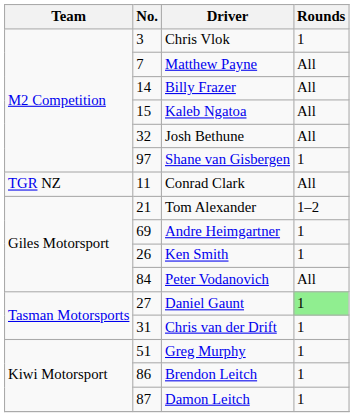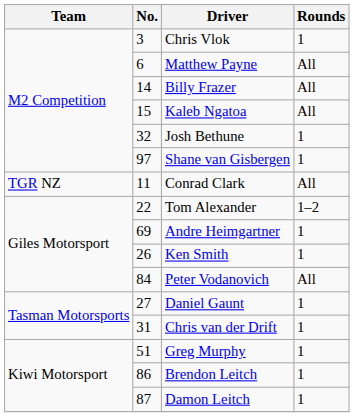(140, 64) 7 -> (140, 64) 6
(306, 135) All -> (301, 135) 1
(144, 207) 21 -> (144, 207) 22
(301, 303) lightgreen background -> (301, 303) no background
